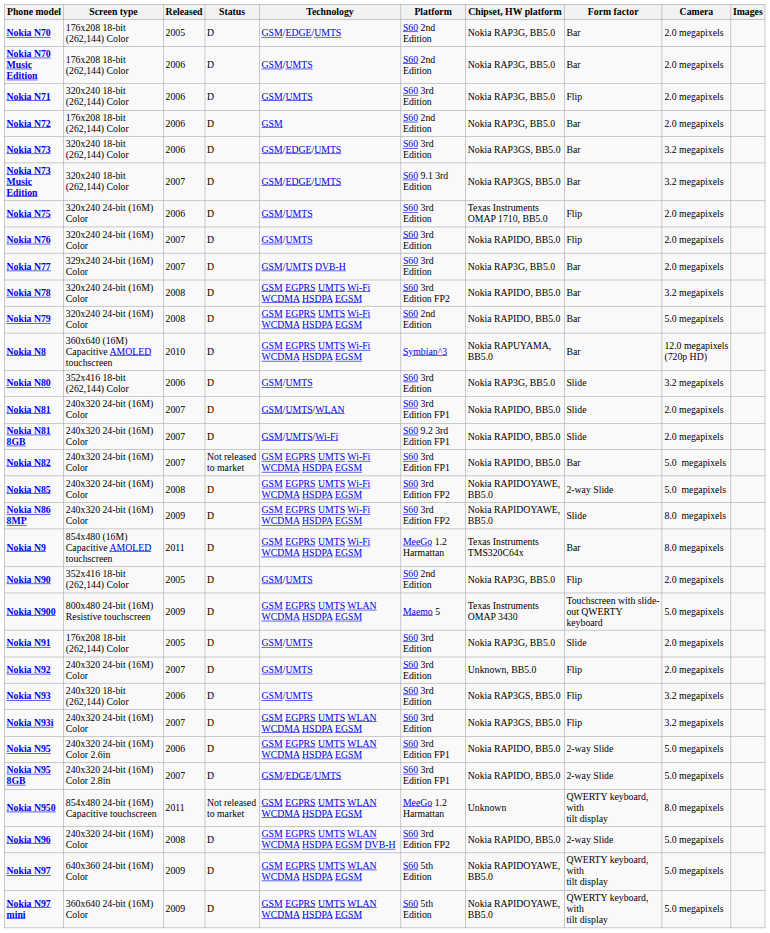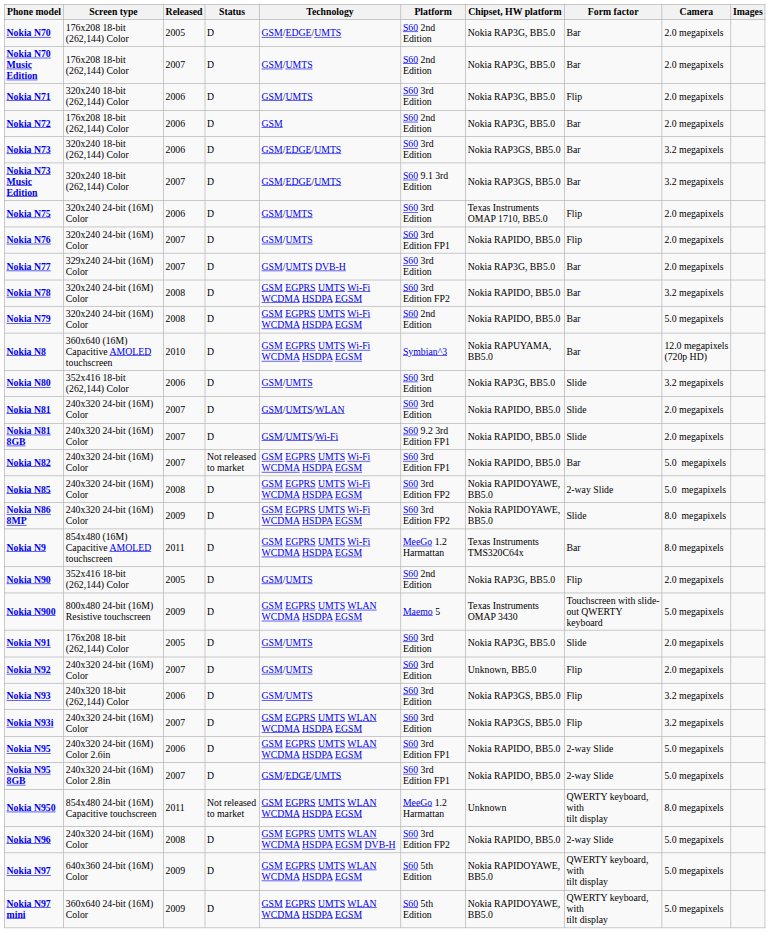(175, 65) 2006 -> (175, 65) 2007
(418, 240) S60 3rd Edition -> (426, 240) S60 3rd Edition FP1
(426, 410) S60 3rd Edition FP1 -> (418, 410) S60 3rd Edition
